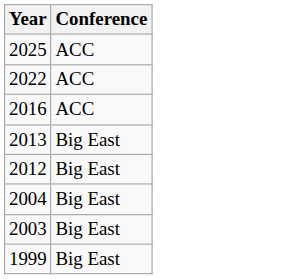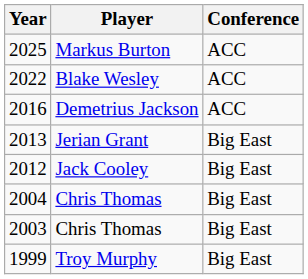+ column: (127, 19)
